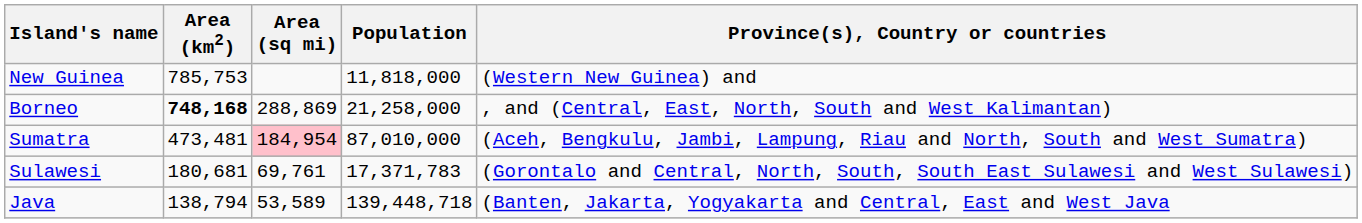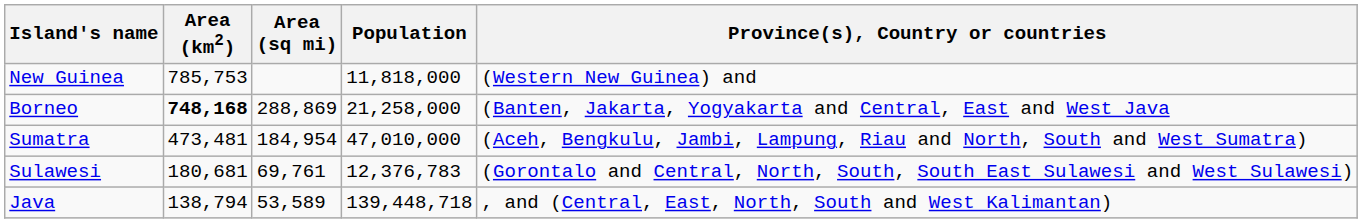(797, 110) , and (Central, East, North, South and West Kalimantan) -> (826, 110) (Banten, Jakarta, Yogyakarta and Central, East and West Java
(297, 141) pink background -> (297, 141) no background
(404, 141) 87,010,000 -> (404, 141) 47,010,000
(404, 172) 17,371,783 -> (404, 172) 12,376,783
(826, 203) (Banten, Jakarta, Yogyakarta and Central, East and West Java -> (797, 203) , and (Central, East, North, South and West Kalimantan)
